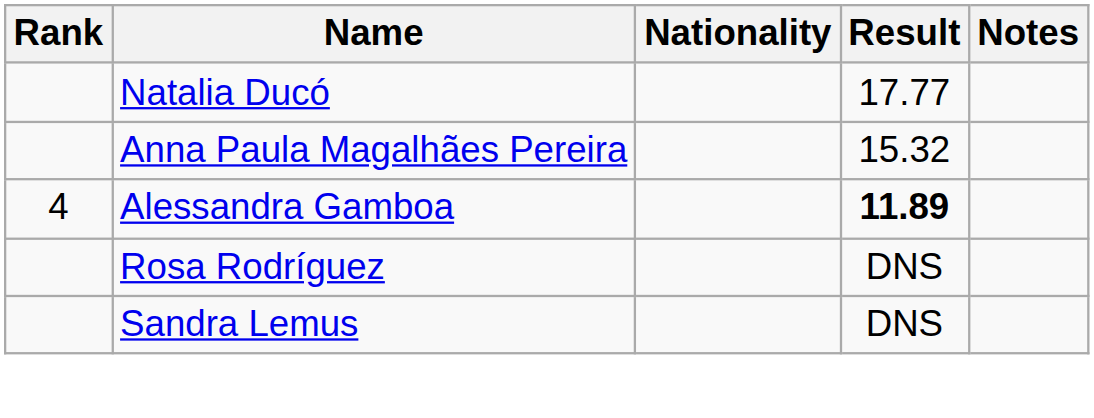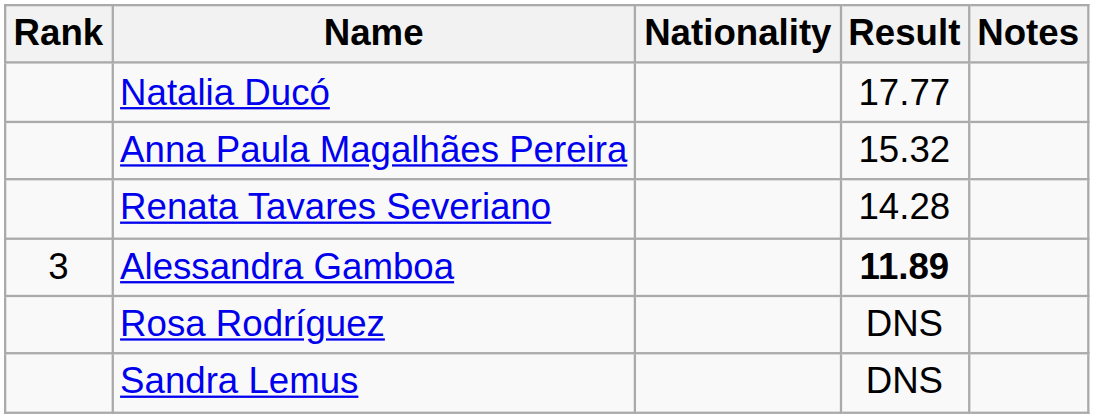+ row: (336, 207)
(58, 207) 4 -> (58, 265) 3
